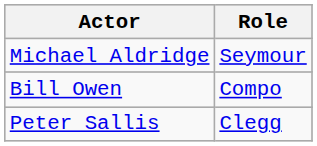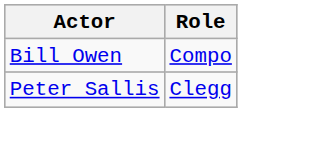- row: (110, 56)
